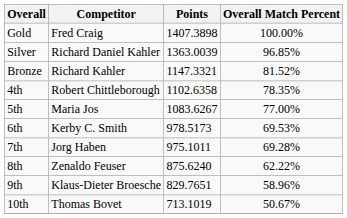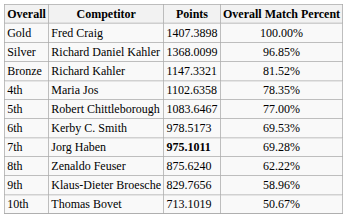(192, 52) 1363.0039 -> (192, 52) 1368.0099
(105, 90) Robert Chittleborough -> (75, 90) Maria Jos
(75, 109) Maria Jos -> (105, 109) Robert Chittleborough
(192, 109) 1083.6267 -> (192, 109) 1083.6467
(189, 147) normal -> (189, 147) bold
(189, 185) 829.7651 -> (189, 185) 829.7656
